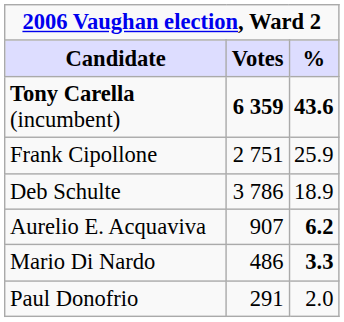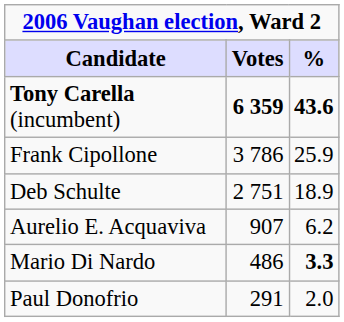(258, 155) 2 751 -> (258, 155) 3 786
(258, 190) 3 786 -> (258, 190) 2 751
(319, 226) bold -> (319, 226) normal
